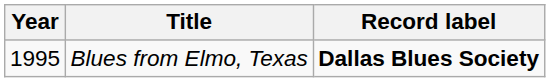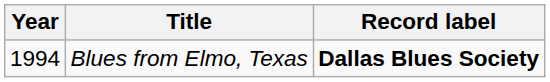(35, 58) 1995 -> (35, 58) 1994
